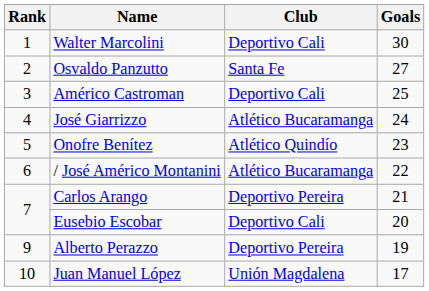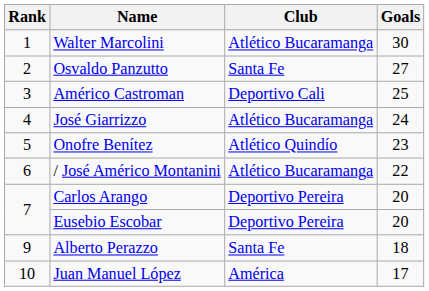(277, 42) Deportivo Cali -> (301, 42) Atlético Bucaramanga
(400, 196) 21 -> (400, 196) 20
(277, 222) Deportivo Cali -> (286, 222) Deportivo Pereira
(286, 247) Deportivo Pereira -> (256, 247) Santa Fe
(400, 247) 19 -> (400, 247) 18
(286, 273) Unión Magdalena -> (256, 273) América
